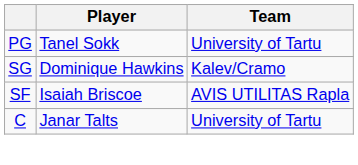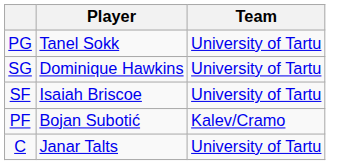(238, 69) Kalev/Cramo -> (256, 69) University of Tartu
(270, 95) AVIS UTILITAS Rapla -> (256, 95) University of Tartu
+ row: (20, 120)
